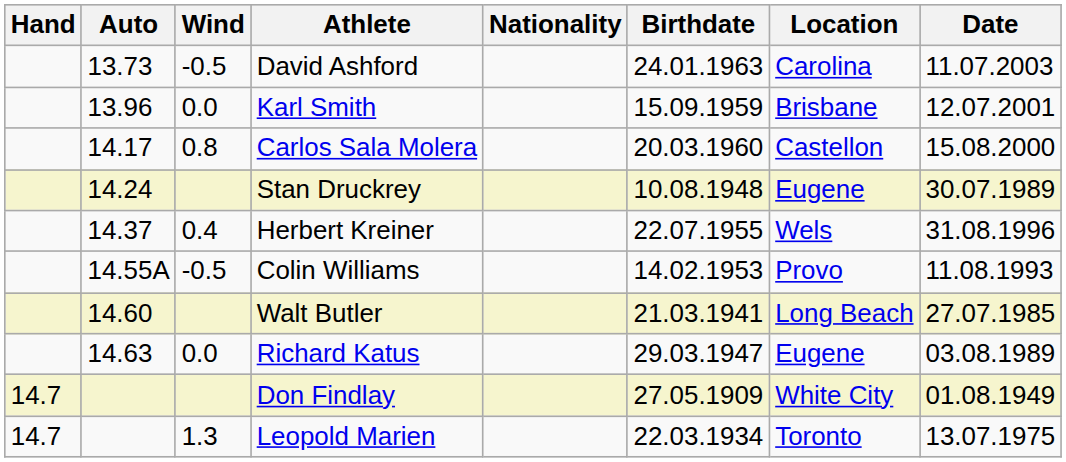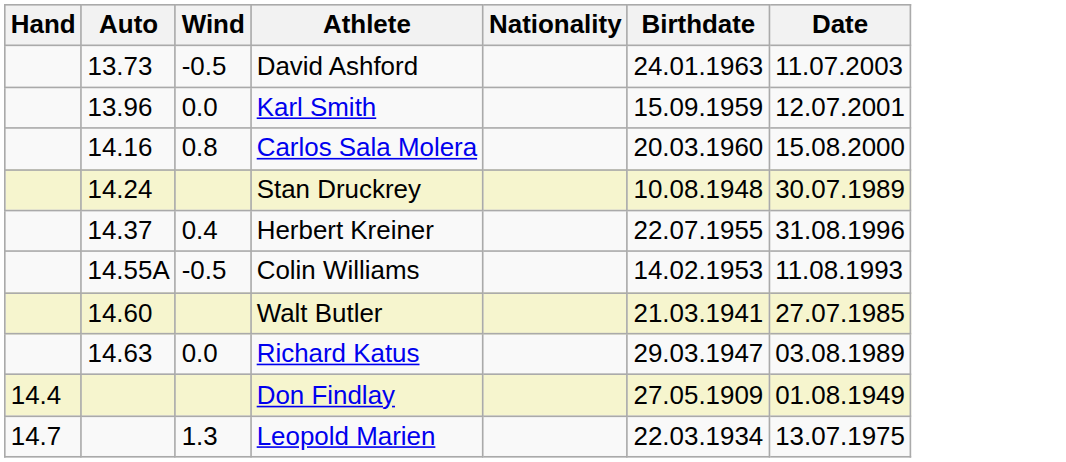- column: (844, 25)
(120, 148) 14.17 -> (120, 148) 14.16
(36, 395) 14.7 -> (36, 395) 14.4
